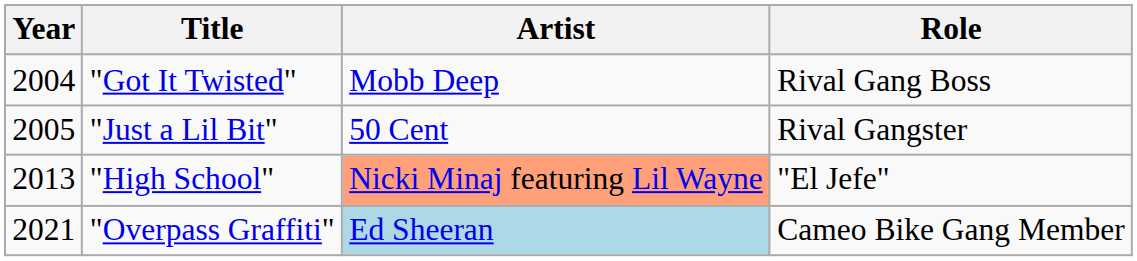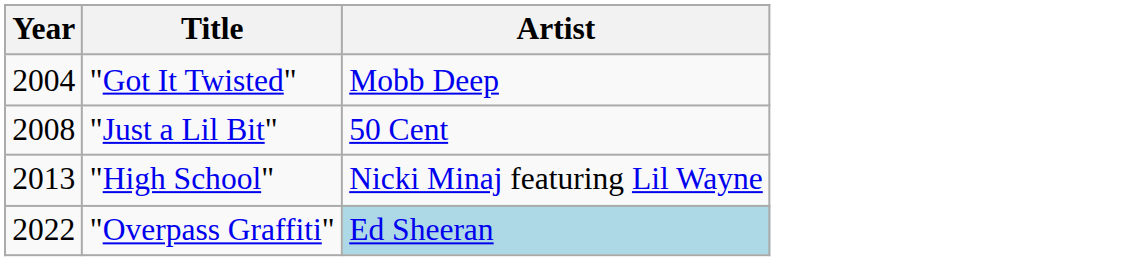- column: (951, 29)
(44, 129) 2005 -> (44, 129) 2008
(556, 179) lightsalmon background -> (556, 179) no background
(44, 229) 2021 -> (44, 229) 2022
